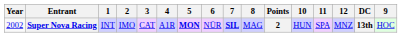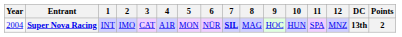columns swapped: (386, 11) <-> (278, 11)
(15, 24) 2002 -> (15, 24) 2004
(189, 24) bold -> (189, 24) normal
